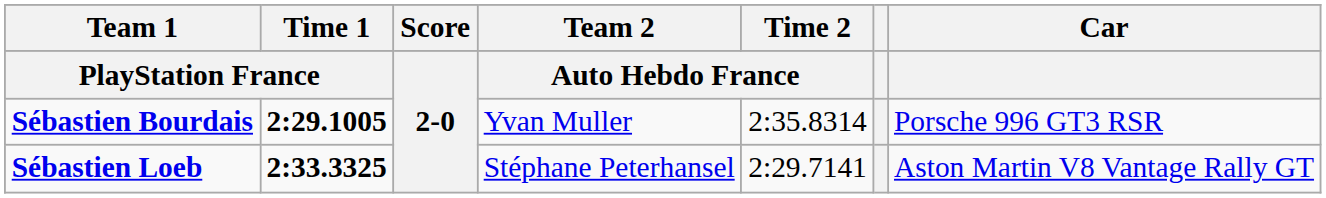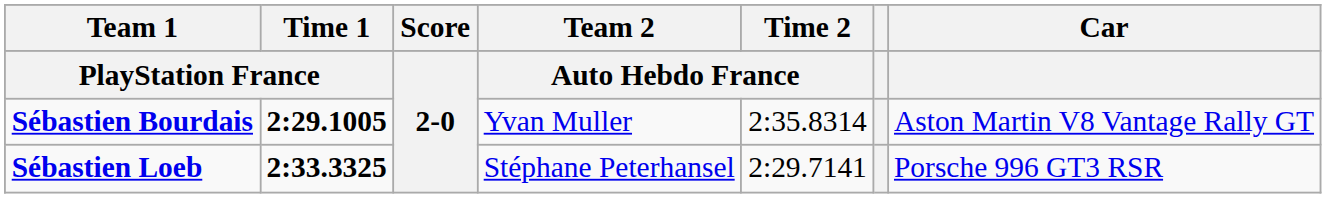(1029, 121) Porsche 996 GT3 RSR -> (1104, 121) Aston Martin V8 Vantage Rally GT
(1104, 167) Aston Martin V8 Vantage Rally GT -> (1029, 167) Porsche 996 GT3 RSR
